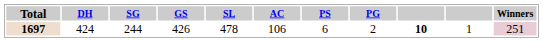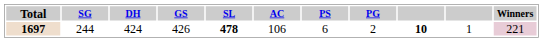columns swapped: (85, 13) <-> (133, 13)
(229, 28) normal -> (229, 28) bold
(515, 28) 251 -> (515, 28) 221
